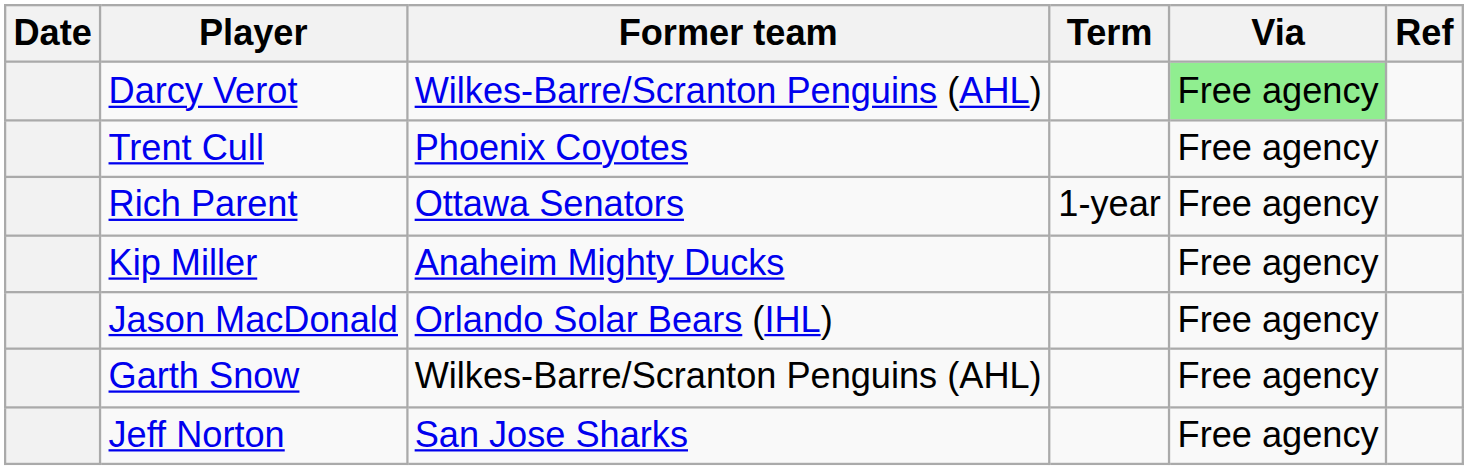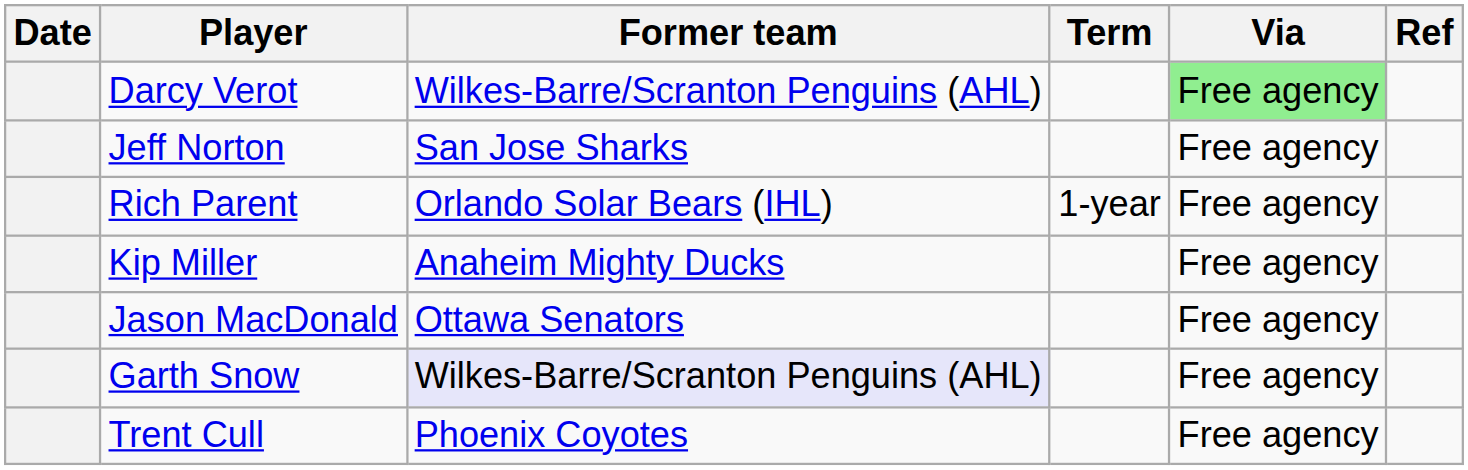rows swapped: (186, 147) <-> (197, 434)
(549, 205) Ottawa Senators -> (624, 205) Orlando Solar Bears (IHL)
(624, 319) Orlando Solar Bears (IHL) -> (549, 319) Ottawa Senators
(728, 377) no background -> (728, 377) lavender background
